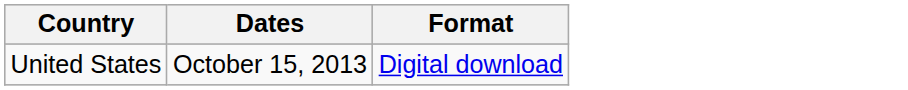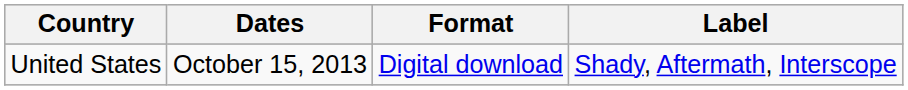+ column: (736, 24)
